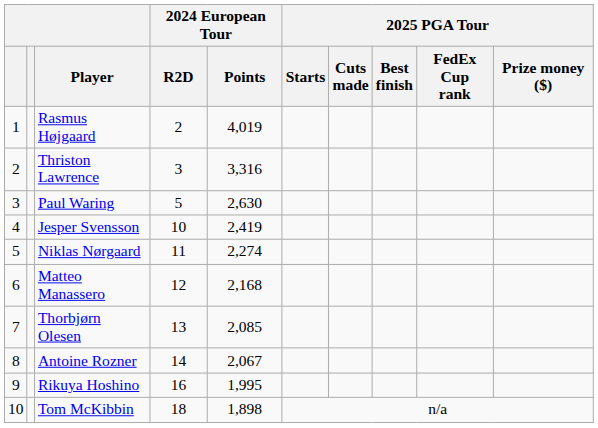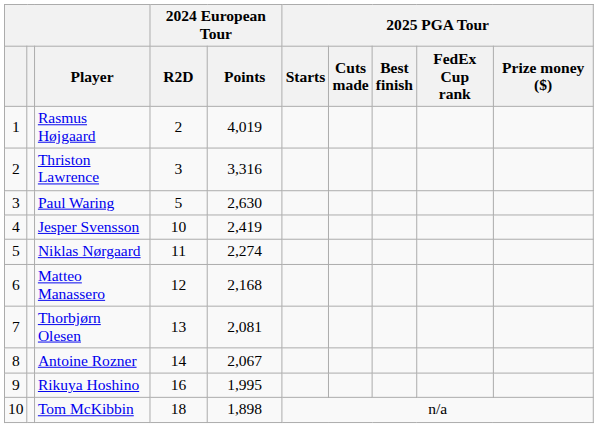(245, 327) 2,085 -> (245, 327) 2,081
